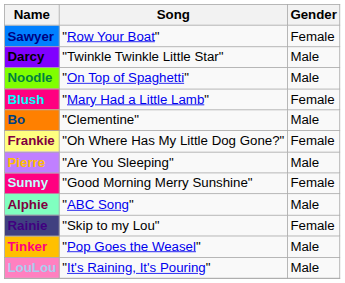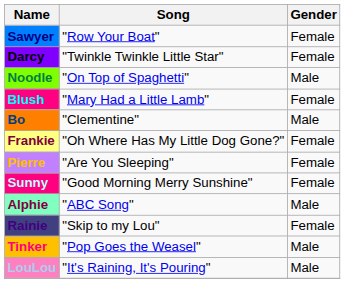(305, 57) Male -> (313, 57) Female
(305, 162) Male -> (313, 162) Female
